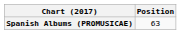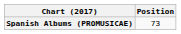(155, 23) 63 -> (155, 23) 73
